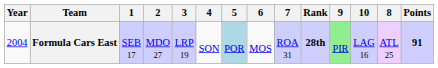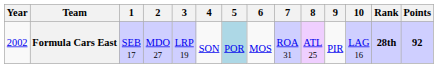columns swapped: (389, 13) <-> (315, 13)
(17, 42) 2004 -> (17, 42) 2002
(340, 48) lightgreen background -> (335, 48) no background
(417, 42) 91 -> (417, 42) 92
